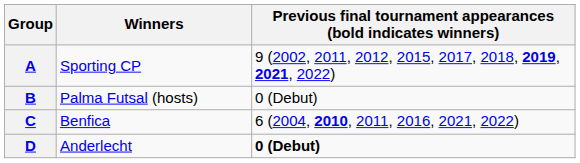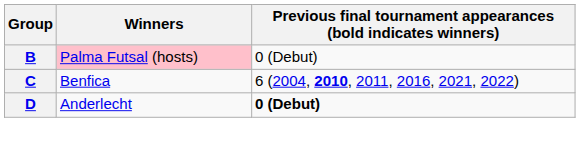- row: (30, 65)
(129, 97) no background -> (129, 57) pink background
